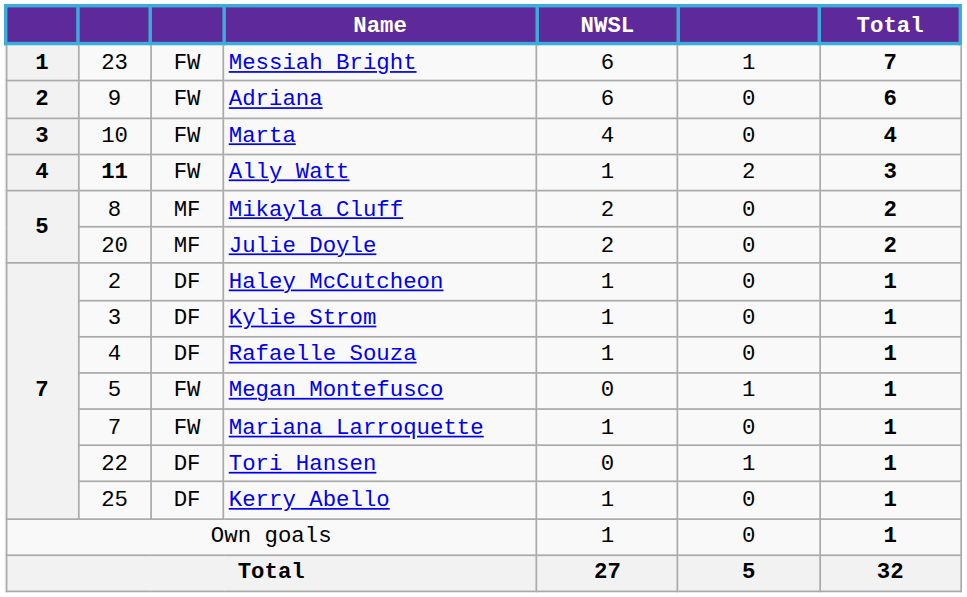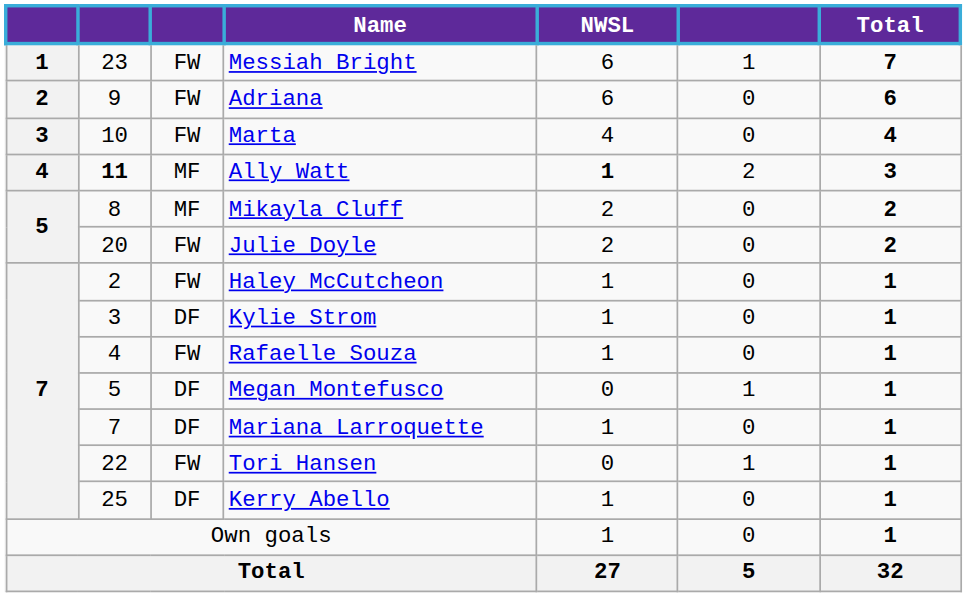(187, 172) FW -> (187, 172) MF
(607, 172) normal -> (607, 172) bold
(187, 245) MF -> (187, 245) FW
(187, 282) DF -> (187, 282) FW
(187, 355) DF -> (187, 355) FW
(187, 391) FW -> (187, 391) DF
(187, 427) FW -> (187, 427) DF
(187, 464) DF -> (187, 464) FW
